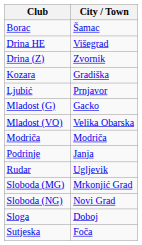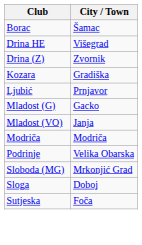(104, 122) Velika Obarska -> (83, 122) Janja
(83, 153) Janja -> (104, 153) Velika Obarska
- row: (19, 169)
- row: (35, 201)
